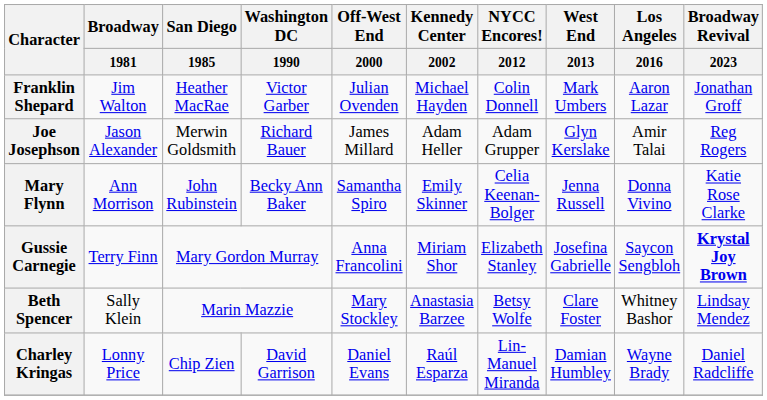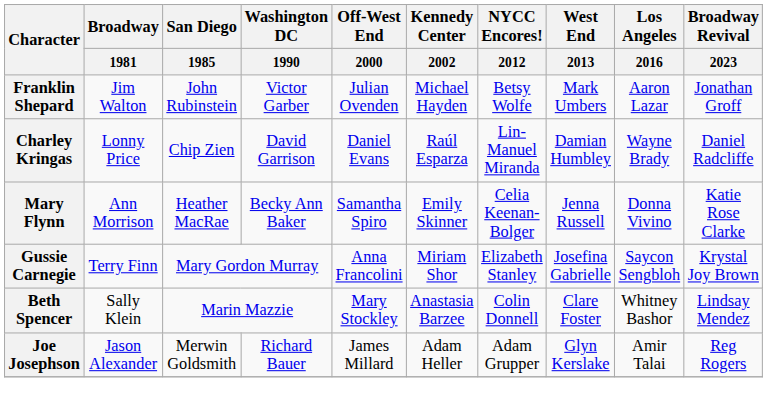(202, 96) Heather MacRae -> (202, 96) John Rubinstein
(512, 96) Colin Donnell -> (512, 96) Betsy Wolfe
rows swapped: (44, 363) <-> (44, 140)
(202, 194) John Rubinstein -> (202, 212) Heather MacRae
(723, 257) bold -> (723, 266) normal
(512, 310) Betsy Wolfe -> (512, 310) Colin Donnell
